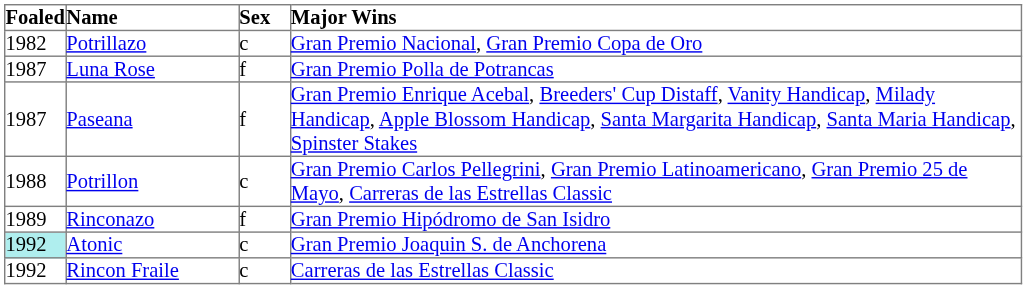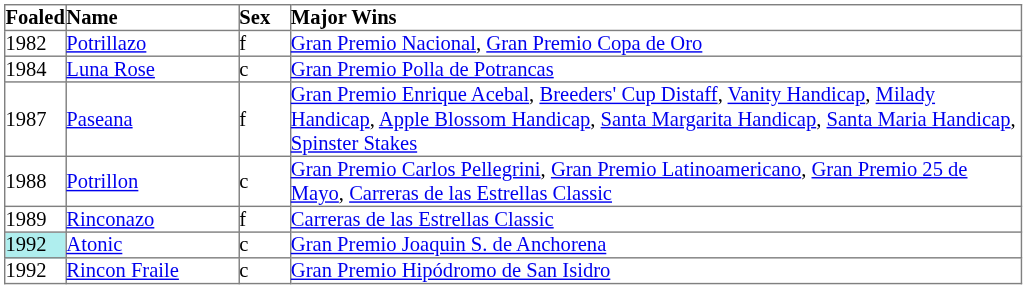(244, 43) c -> (243, 43) f
(26, 68) 1987 -> (26, 68) 1984
(243, 68) f -> (244, 68) c
(451, 218) Gran Premio Hipódromo de San Isidro -> (422, 218) Carreras de las Estrellas Classic
(422, 270) Carreras de las Estrellas Classic -> (451, 270) Gran Premio Hipódromo de San Isidro
